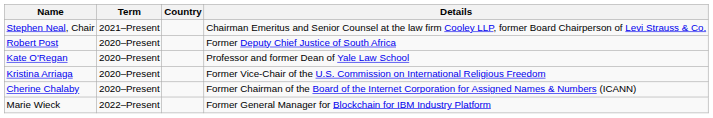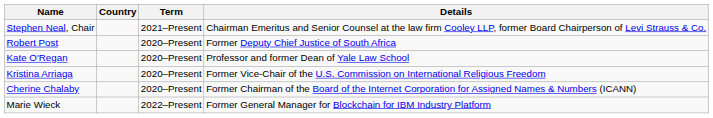columns swapped: (183, 12) <-> (129, 12)
